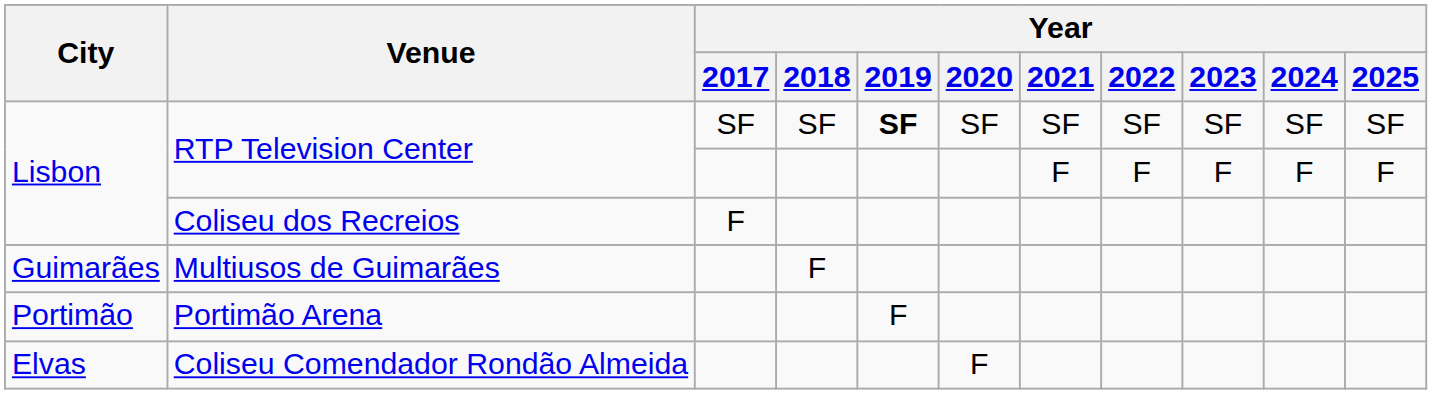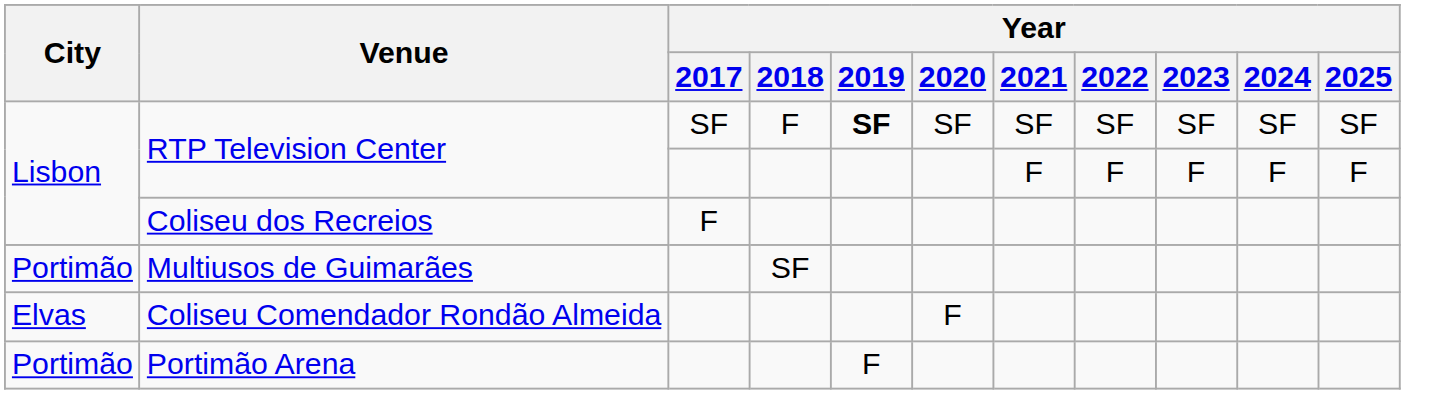(817, 124) SF -> (790, 124) F
(86, 268) Guimarães -> (72, 268) Portimão
(817, 268) F -> (790, 268) SF
rows swapped: (278, 316) <-> (431, 364)
